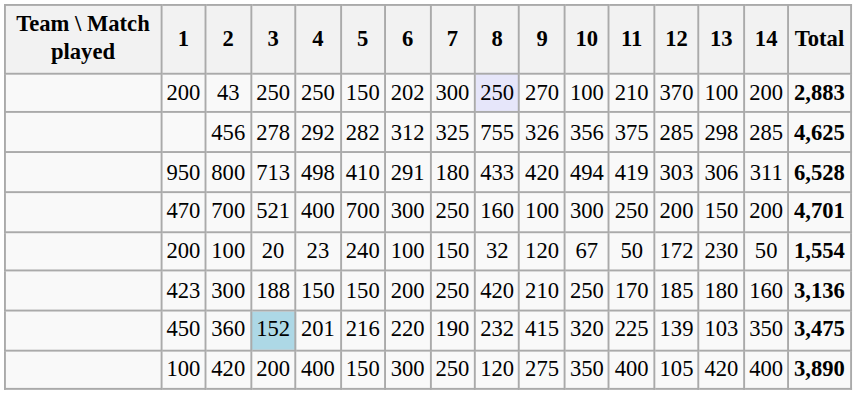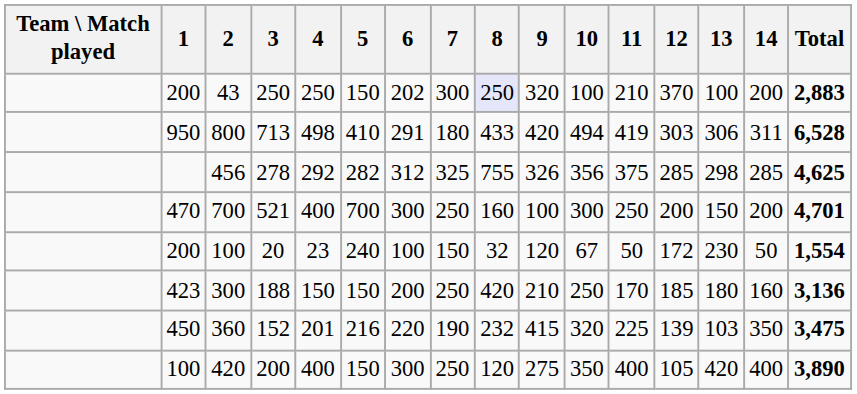(542, 92) 270 -> (542, 92) 320
rows swapped: (228, 131) <-> (228, 171)
(273, 329) lightblue background -> (273, 329) no background
